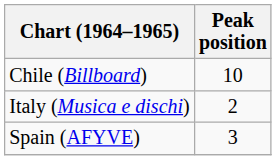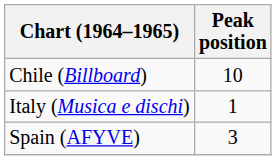(233, 106) 2 -> (233, 106) 1
